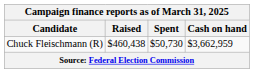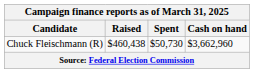(210, 44) $3,662,959 -> (210, 44) $3,662,960
